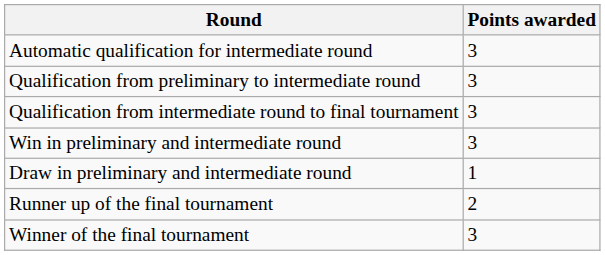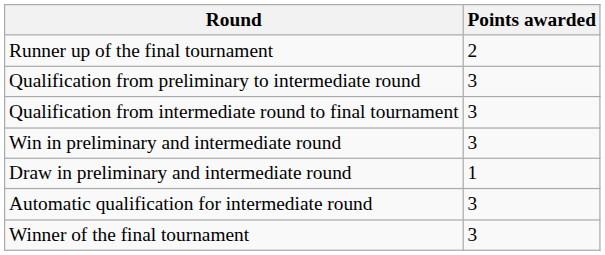rows swapped: (191, 50) <-> (141, 204)
